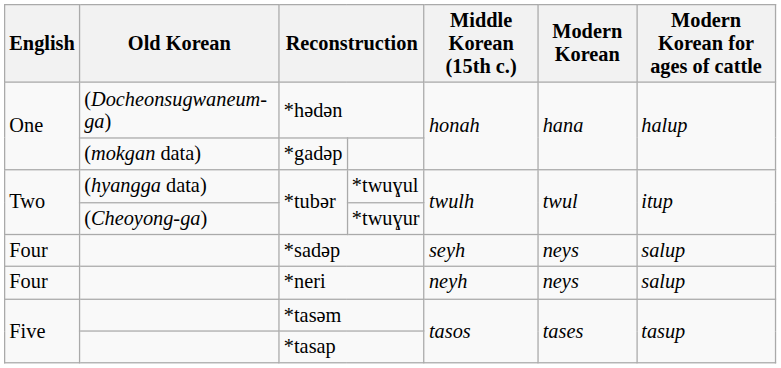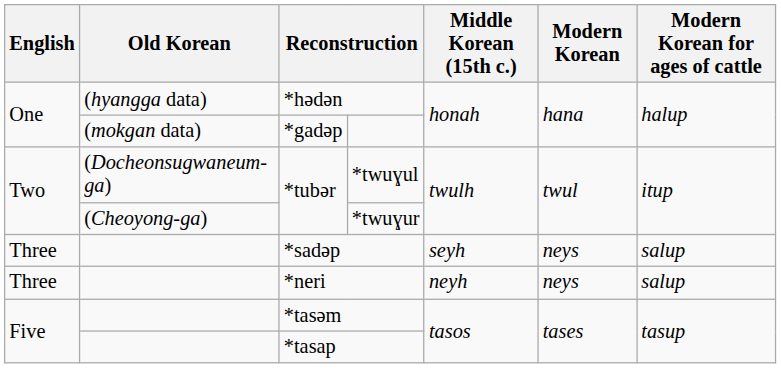(176, 109) (Docheonsugwaneum-ga) -> (145, 98) (hyangga data)
(145, 185) (hyangga data) -> (176, 174) (Docheonsugwaneum-ga)
(29, 250) Four -> (33, 250) Three
(29, 282) Four -> (33, 282) Three
